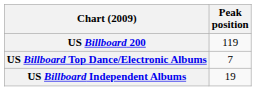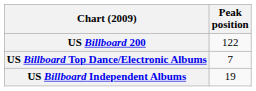(230, 42) 119 -> (230, 42) 122
